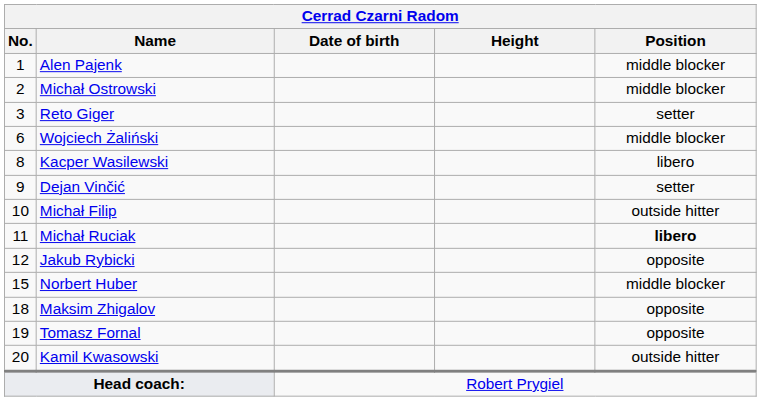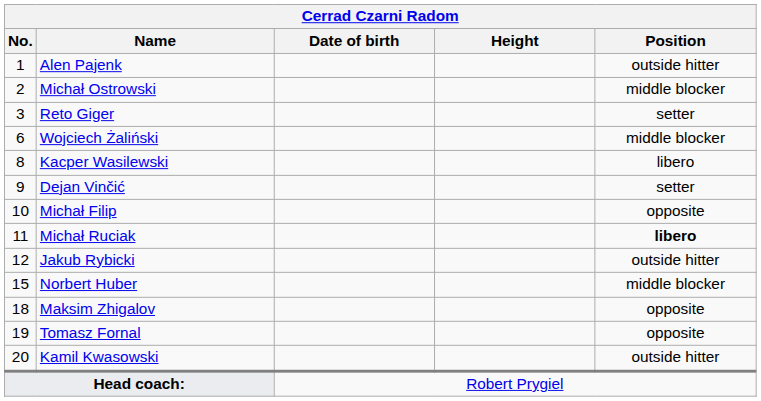(675, 65) middle blocker -> (675, 65) outside hitter
(675, 211) outside hitter -> (675, 211) opposite
(675, 260) opposite -> (675, 260) outside hitter
